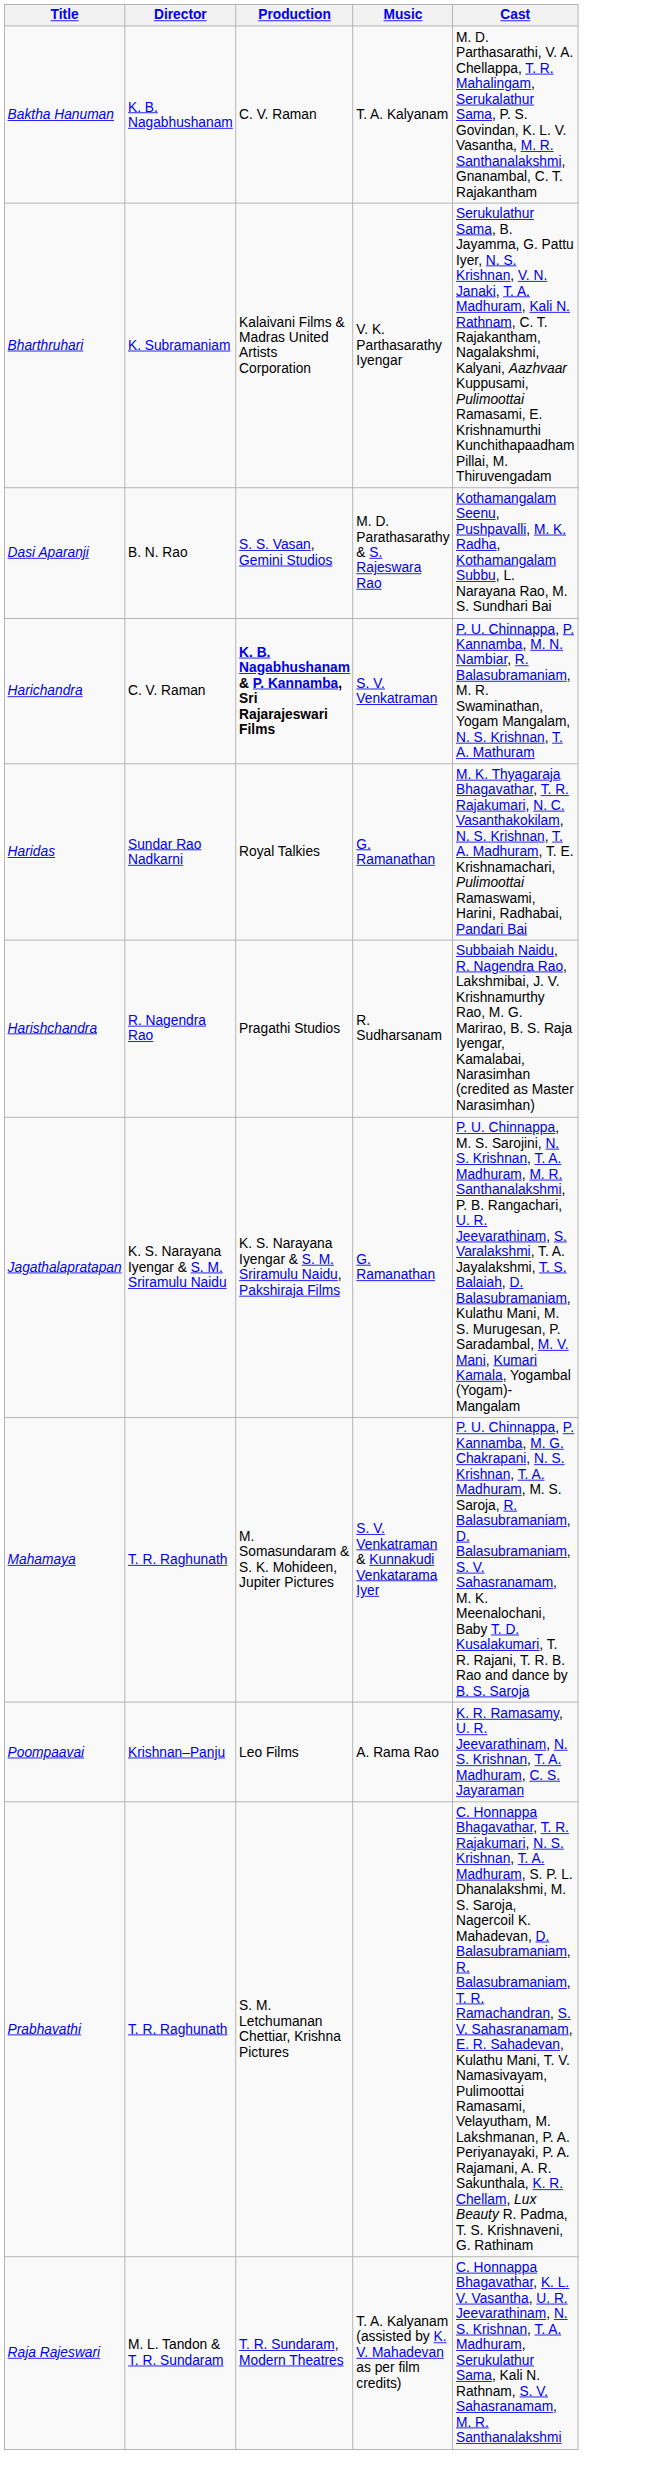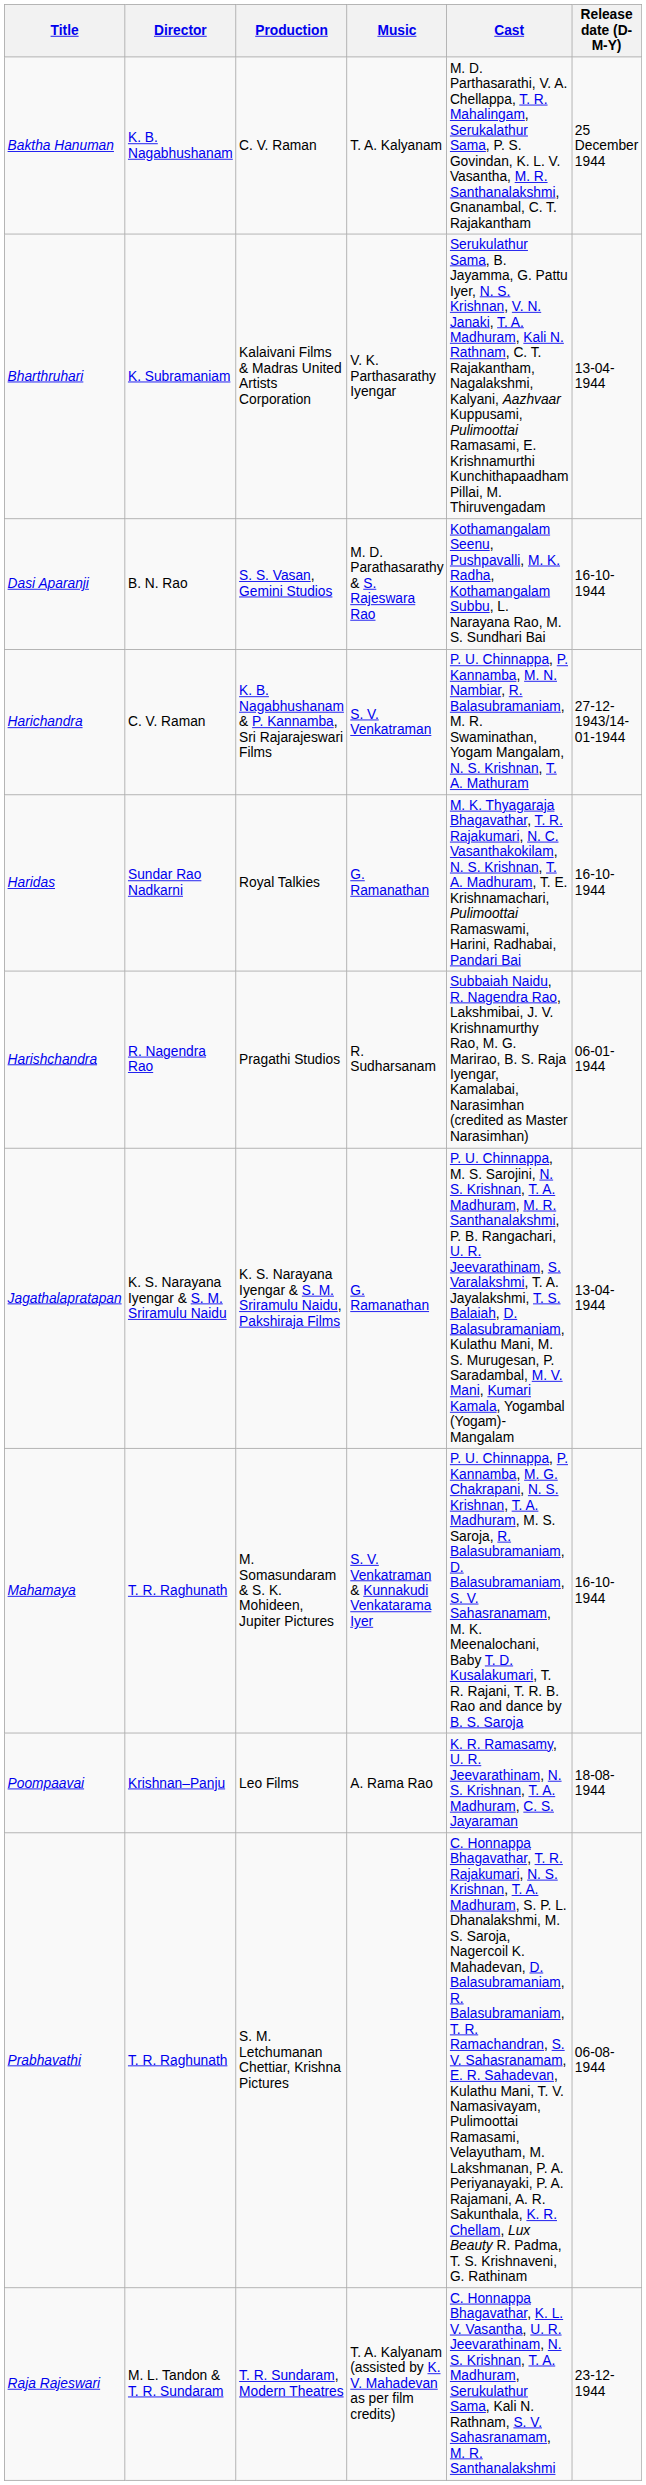+ column: (607, 30)
(295, 690) bold -> (292, 721) normal
